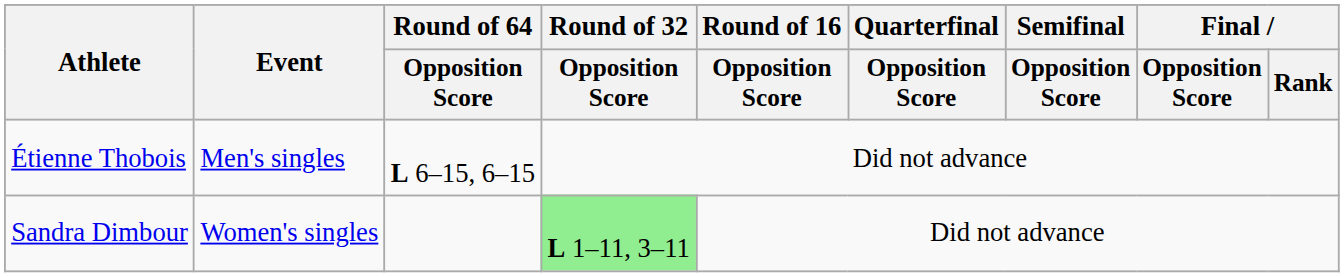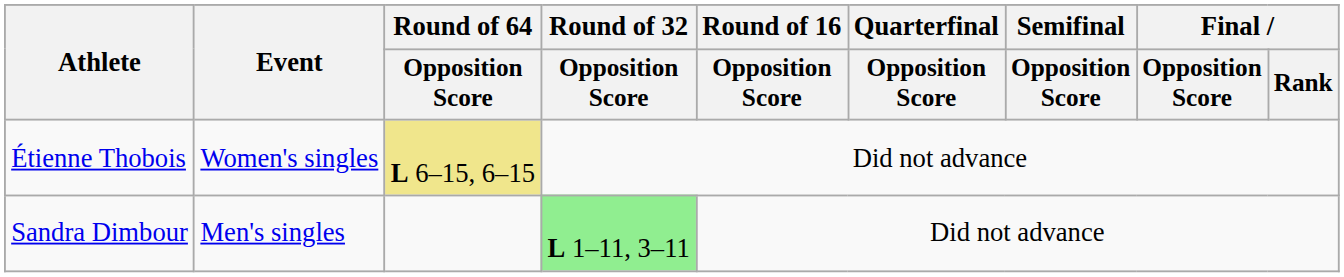(273, 157) Men's singles -> (289, 157) Women's singles
(463, 173) no background -> (463, 173) khaki background
(289, 233) Women's singles -> (273, 233) Men's singles
